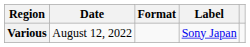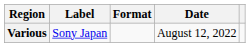columns swapped: (92, 14) <-> (209, 14)
